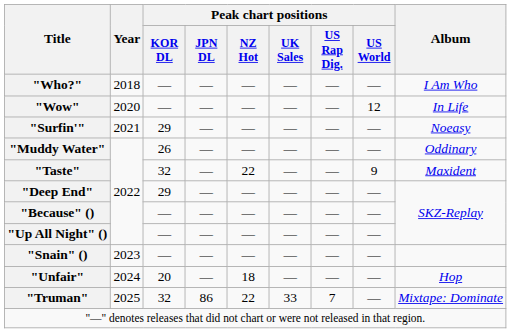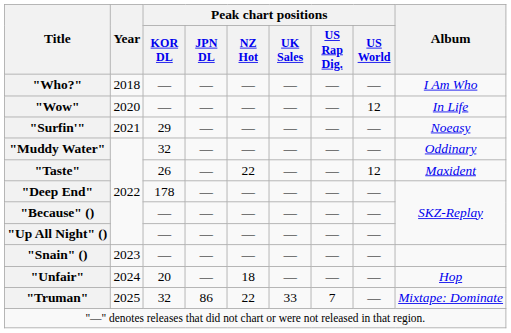(164, 148) 26 -> (164, 148) 32
(164, 170) 32 -> (164, 170) 26
(374, 170) 9 -> (374, 170) 12
(164, 191) 29 -> (164, 191) 178
